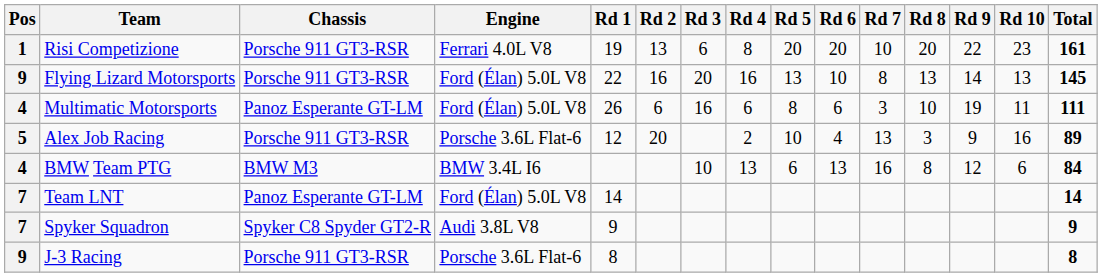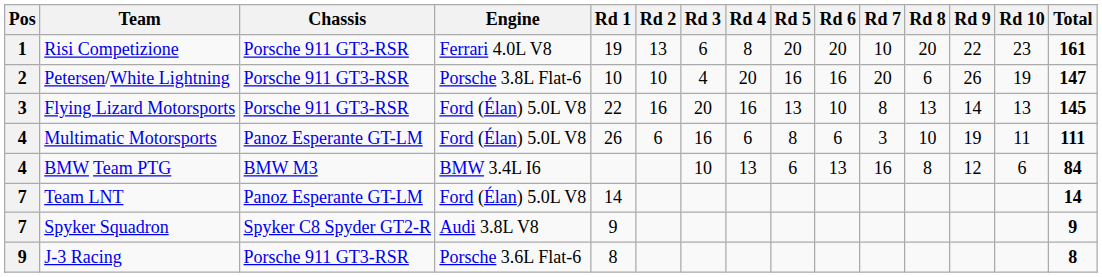+ row: (137, 79)
(22, 79) 9 -> (22, 108) 3
- row: (104, 138)
